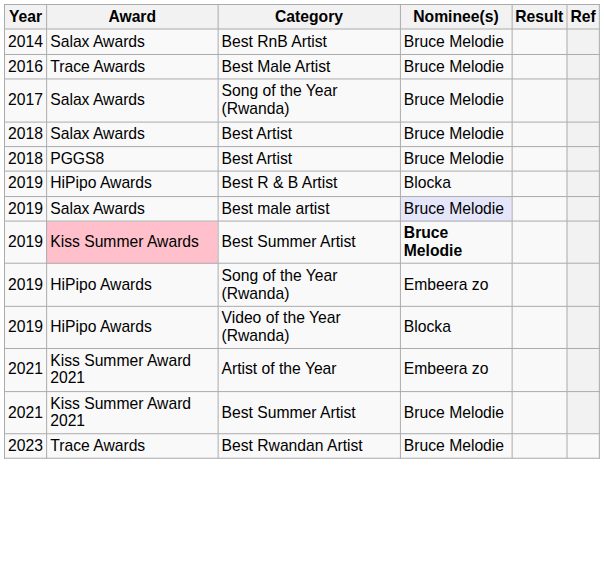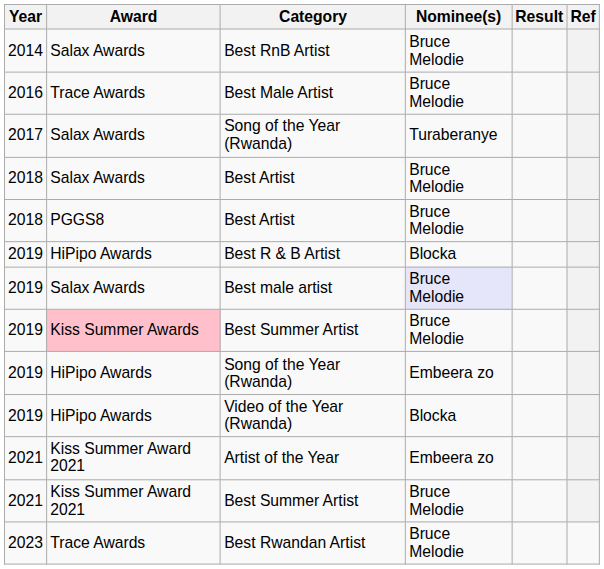(454, 100) Bruce Melodie -> (453, 135) Turaberanye
(433, 242) bold -> (437, 330) normal
